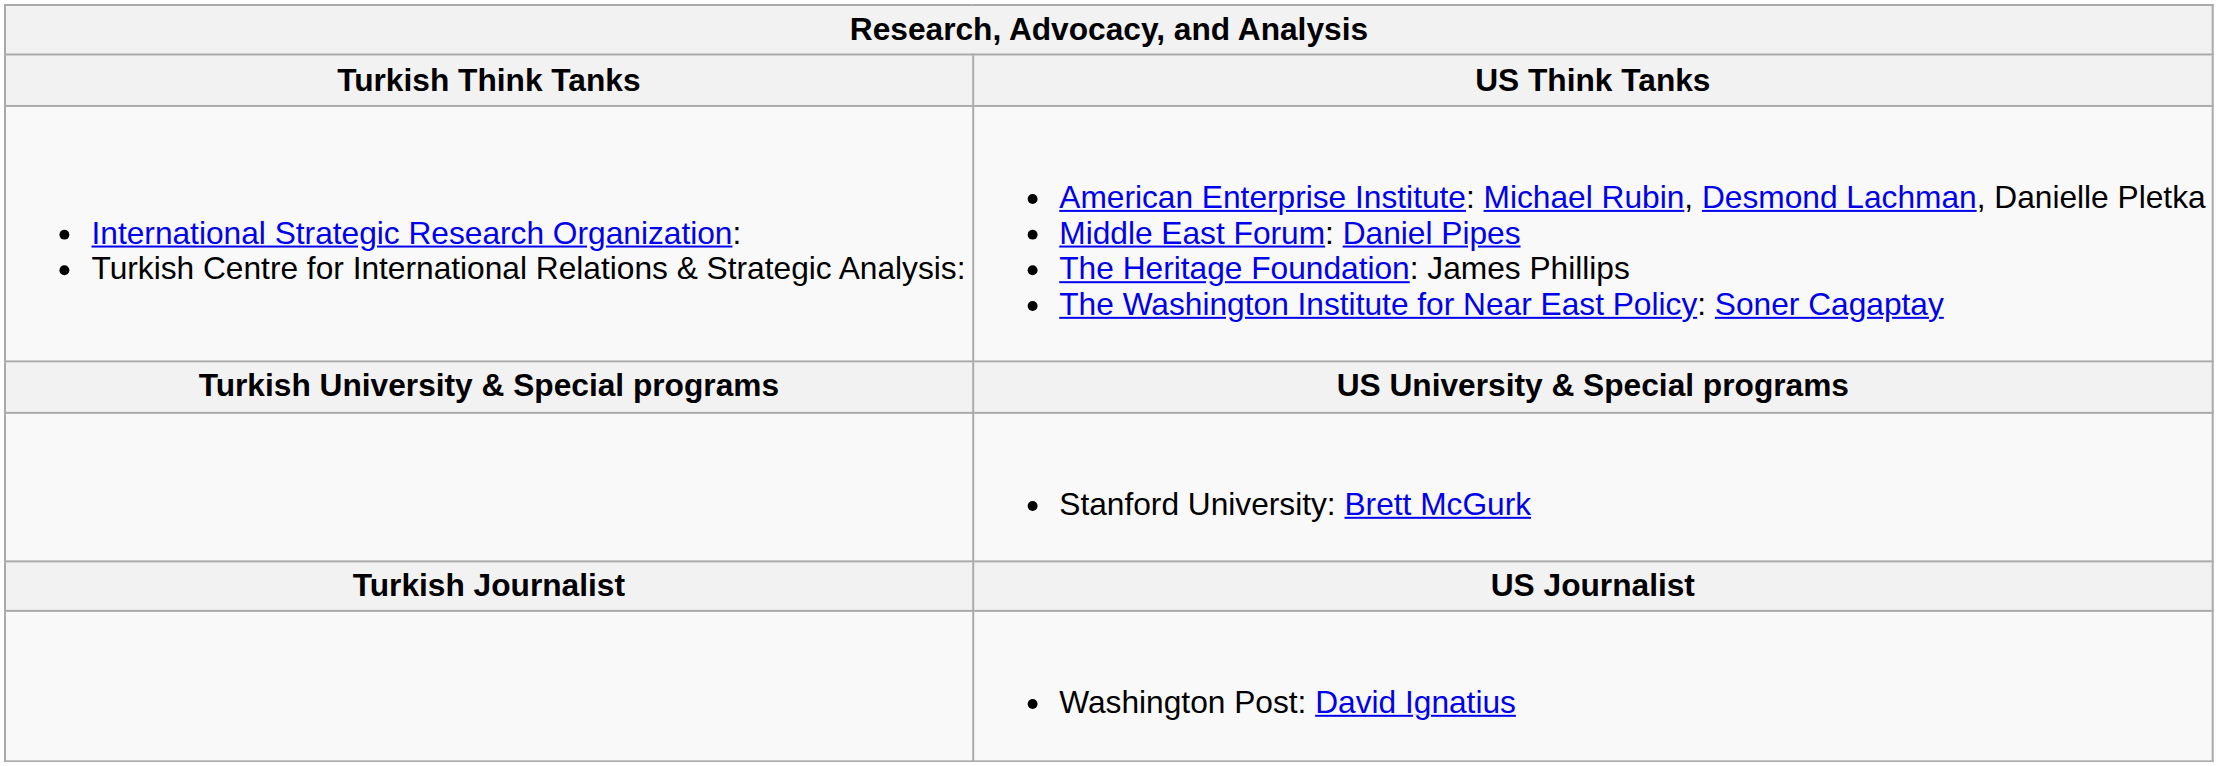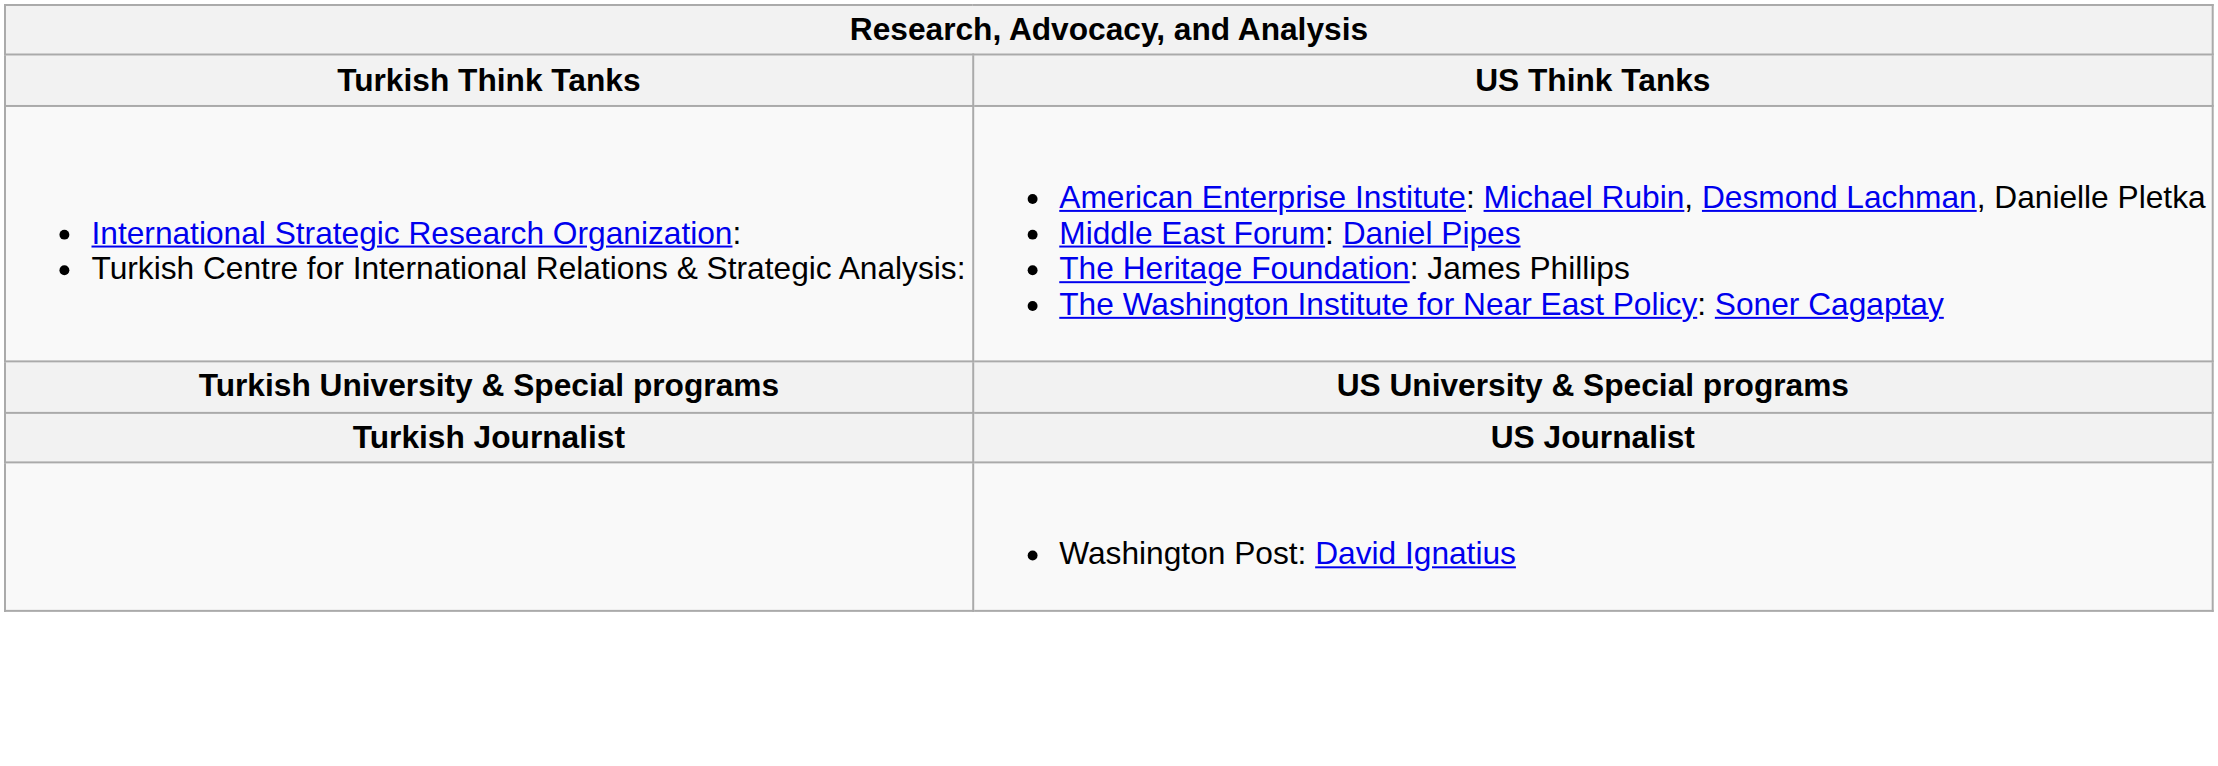- row: (1593, 504)
